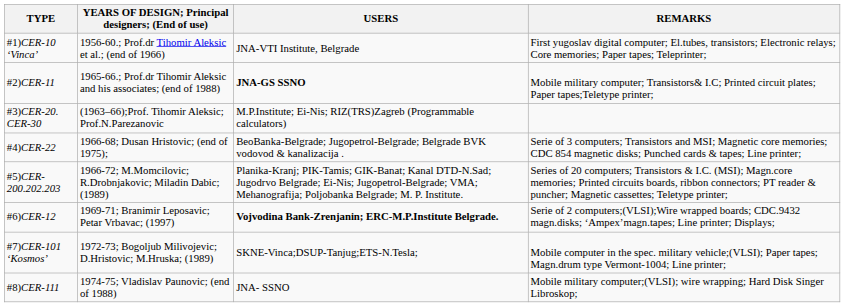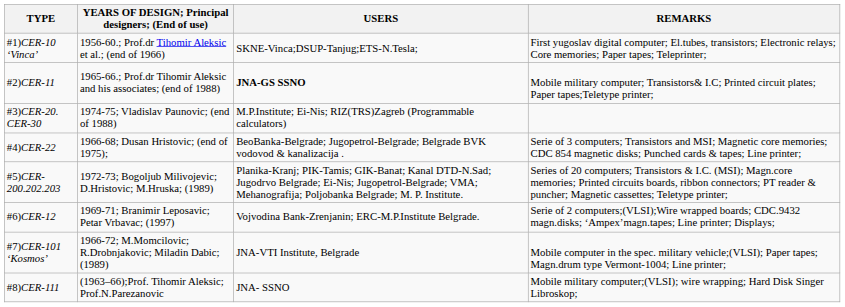(298, 48) JNA-VTI Institute, Belgrade -> (327, 48) SKNE-Vinca;DSUP-Tanjug;ETS-N.Tesla;
(152, 118) (1963–66);Prof. Tihomir Aleksic; Prof.N.Parezanovic -> (155, 118) 1974-75; Vladislav Paunovic; (end of 1988)
(150, 182) 1966-72; M.Momcilovic; R.Drobnjakovic; Miladin Dabic; (1989) -> (148, 182) 1972-73; Bogoljub Milivojevic; D.Hristovic; M.Hruska; (1989)
(367, 217) bold -> (358, 217) normal
(148, 252) 1972-73; Bogoljub Milivojevic; D.Hristovic; M.Hruska; (1989) -> (150, 252) 1966-72; M.Momcilovic; R.Drobnjakovic; Miladin Dabic; (1989)
(327, 252) SKNE-Vinca;DSUP-Tanjug;ETS-N.Tesla; -> (298, 252) JNA-VTI Institute, Belgrade
(155, 287) 1974-75; Vladislav Paunovic; (end of 1988) -> (152, 287) (1963–66);Prof. Tihomir Aleksic; Prof.N.Parezanovic
